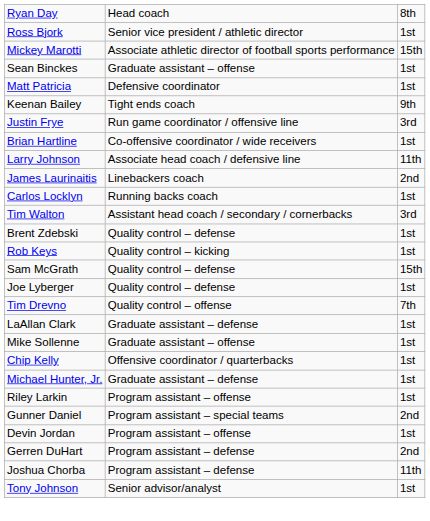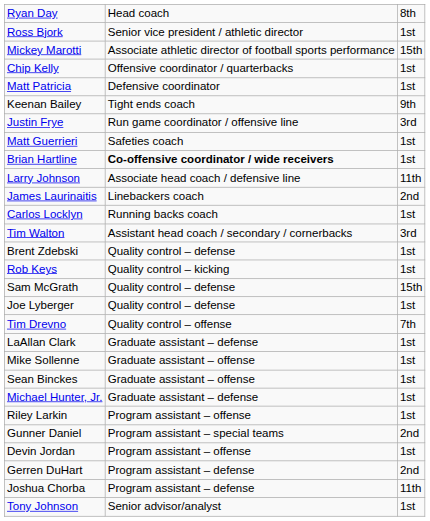rows swapped: (33, 360) <-> (42, 68)
+ row: (42, 141)
(212, 141) normal -> (221, 159) bold
